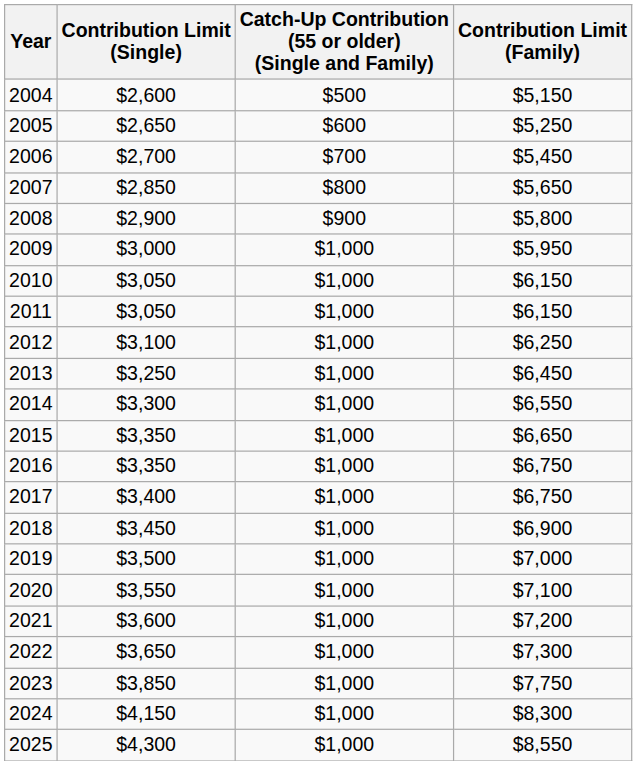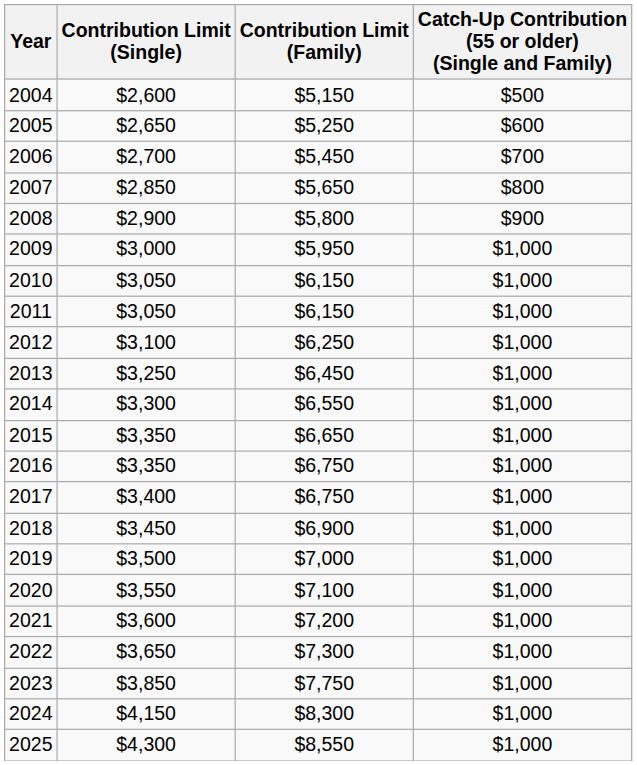columns swapped: (543, 41) <-> (344, 41)
